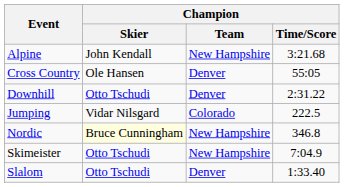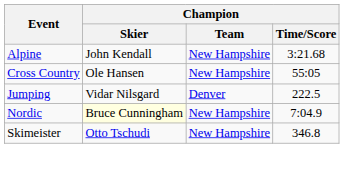(207, 73) Denver -> (229, 73) New Hampshire
- row: (31, 93)
(212, 113) Colorado -> (207, 93) Denver
(306, 133) 346.8 -> (306, 113) 7:04.9
(306, 152) 7:04.9 -> (306, 133) 346.8
- row: (25, 172)
